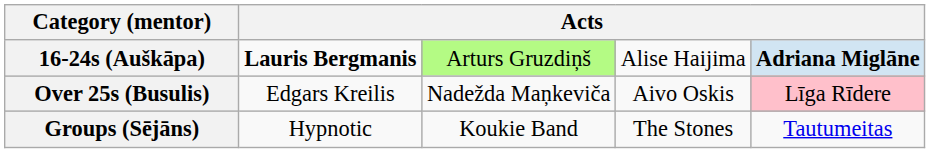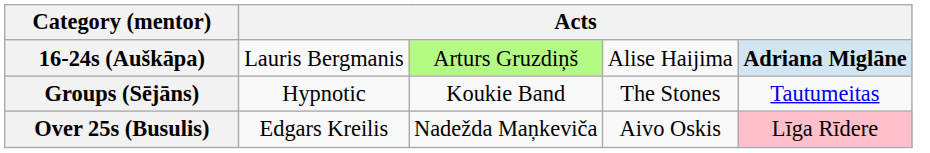(330, 57) bold -> (324, 57) normal
rows swapped: (122, 93) <-> (122, 128)
